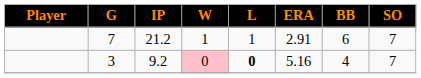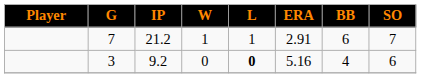(205, 61) pink background -> (205, 61) no background
(393, 61) 7 -> (393, 61) 6
